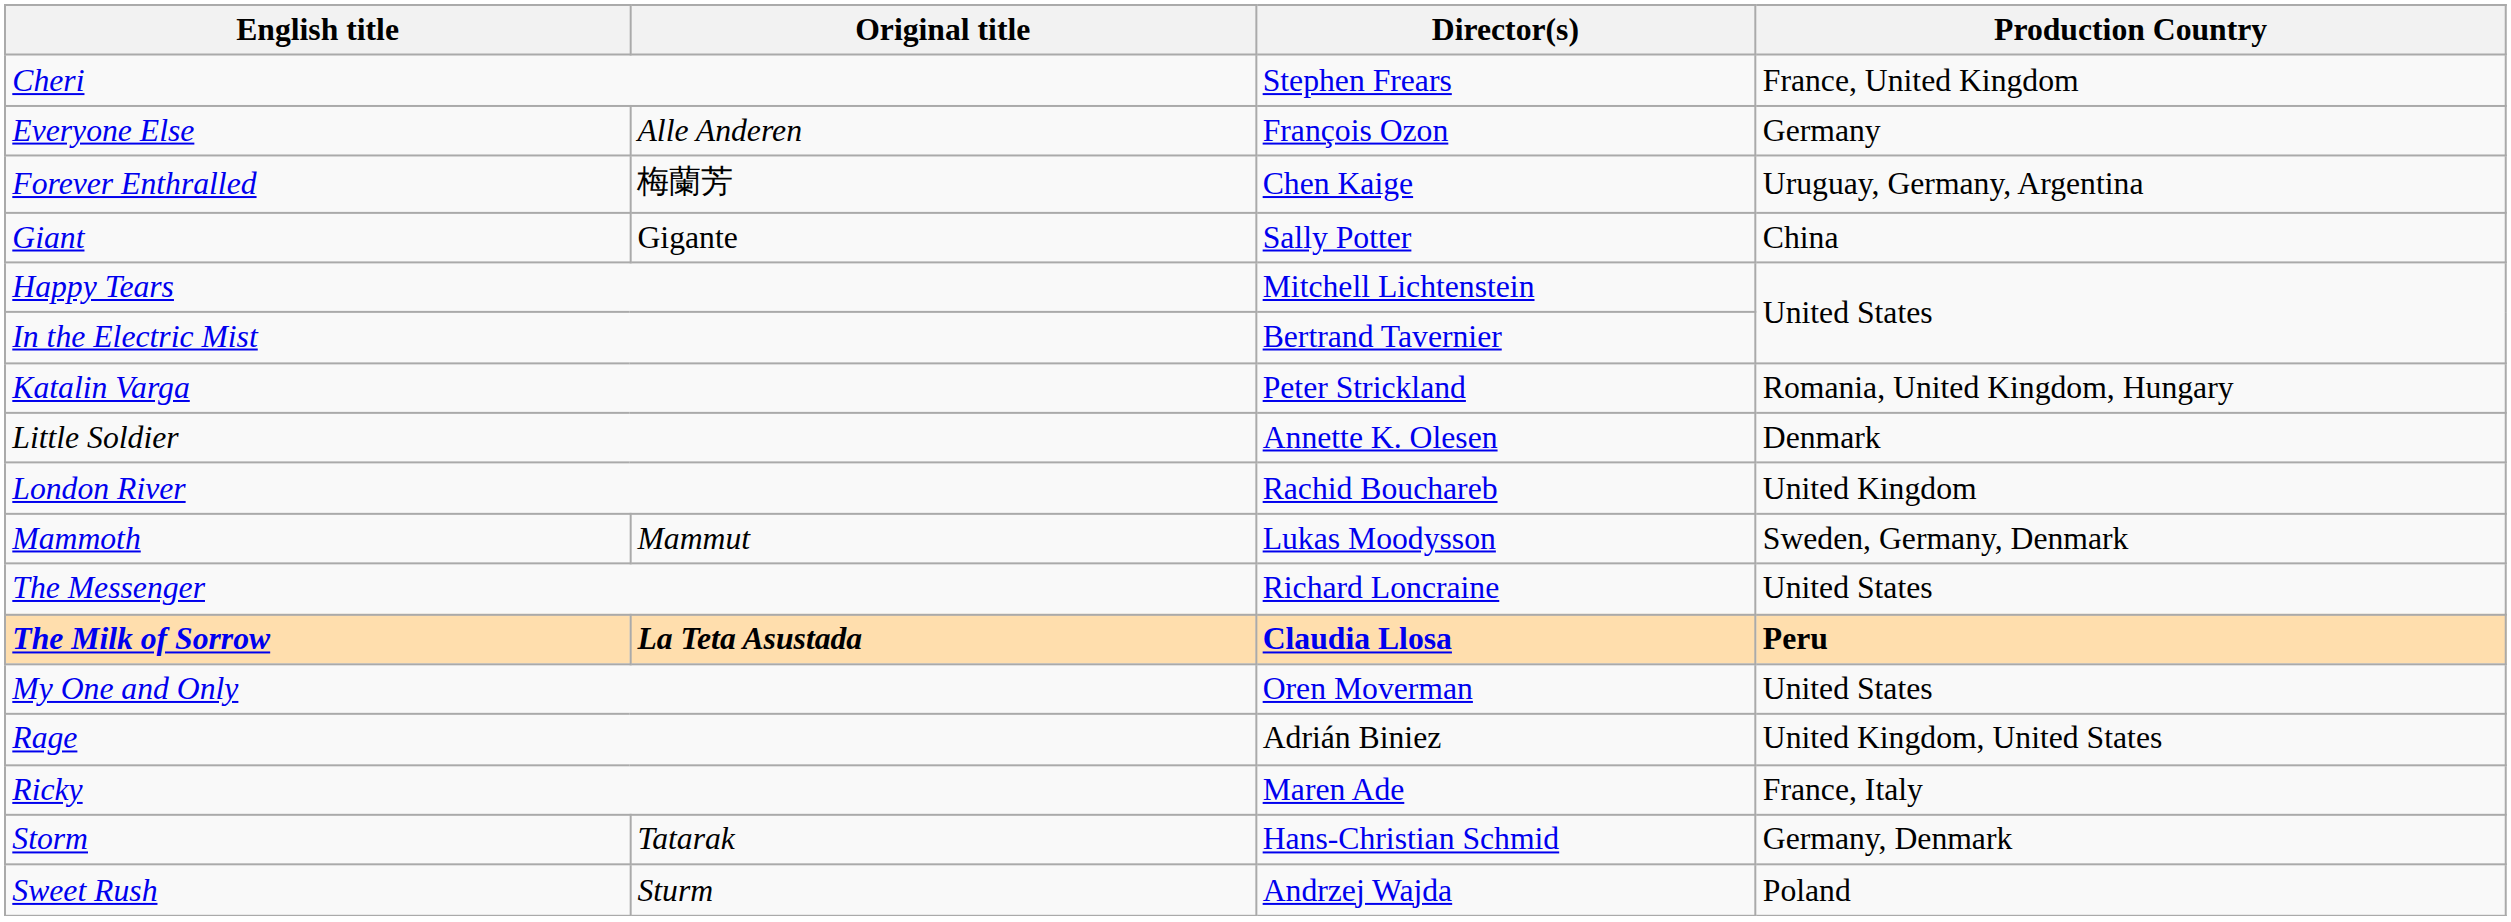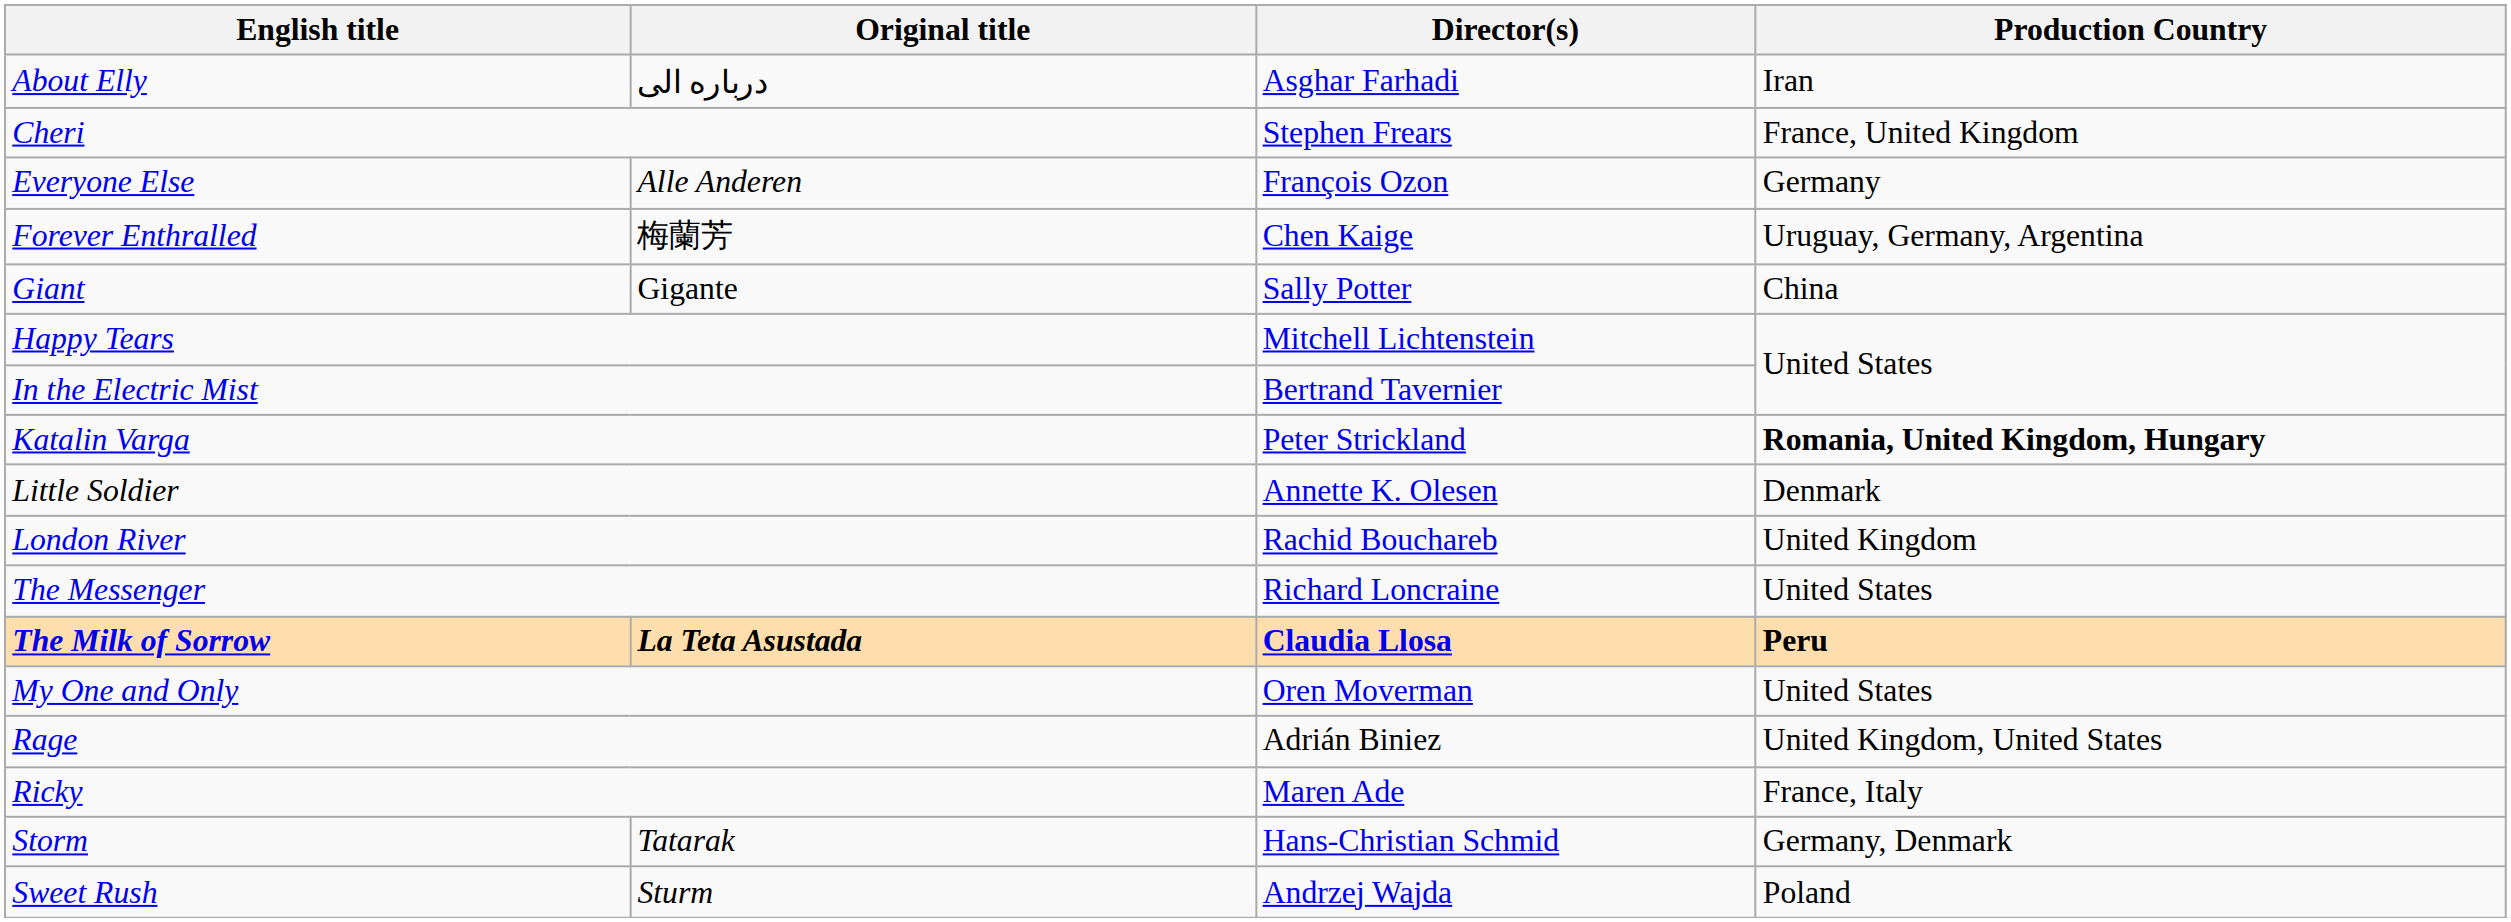+ row: (80, 80)
(1998, 387) normal -> (2014, 439) bold
- row: (77, 537)
